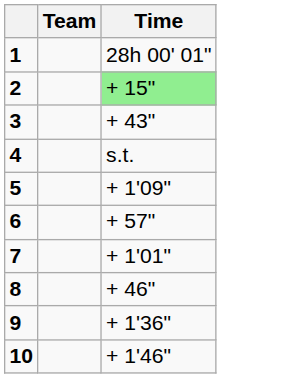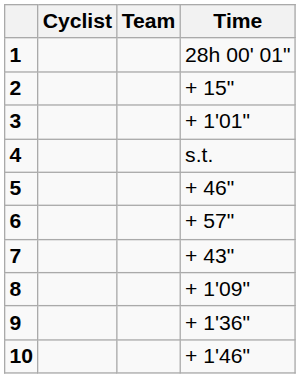+ column: (77, 21)
(131, 88) lightgreen background -> (210, 88) no background
(131, 121) + 43" -> (218, 121) + 1'01"
(139, 188) + 1'09" -> (210, 188) + 46"
(139, 255) + 1'01" -> (210, 255) + 43"
(131, 289) + 46" -> (218, 289) + 1'09"
